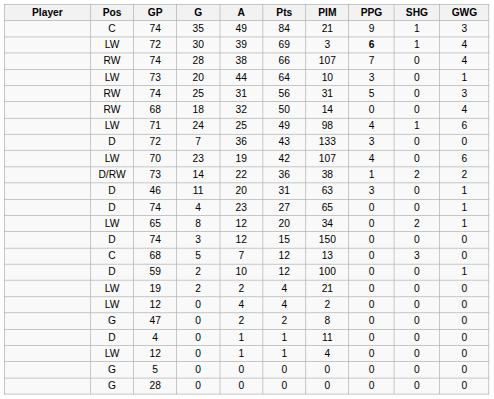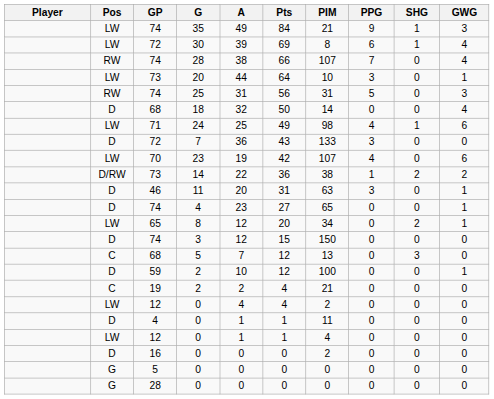(112, 28) C -> (112, 28) LW
(327, 45) 3 -> (327, 45) 8
(371, 45) bold -> (371, 45) normal
(112, 110) RW -> (112, 110) D
(112, 288) LW -> (112, 288) C
- row: (155, 321)
+ row: (155, 353)
